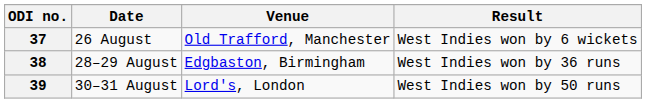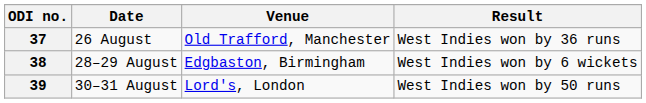(518, 40) West Indies won by 6 wickets -> (509, 40) West Indies won by 36 runs
(509, 63) West Indies won by 36 runs -> (518, 63) West Indies won by 6 wickets
